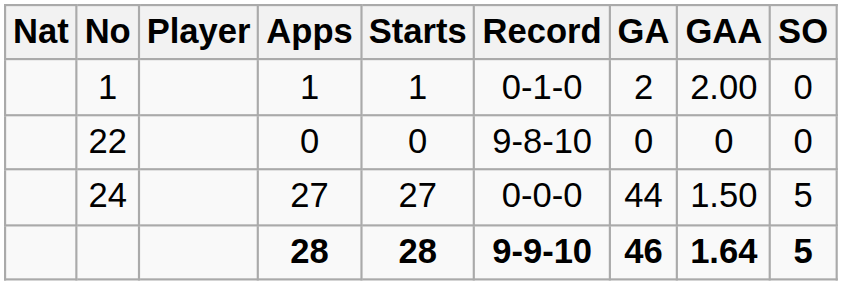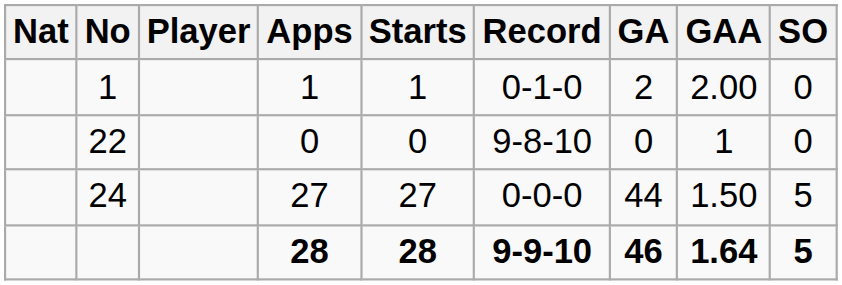(724, 141) 0 -> (724, 141) 1
